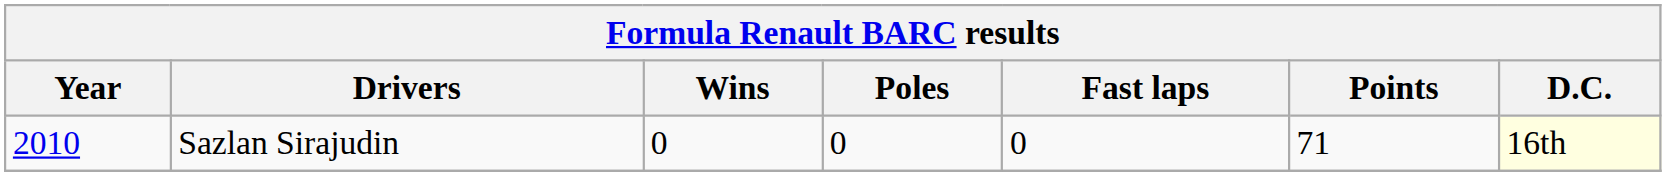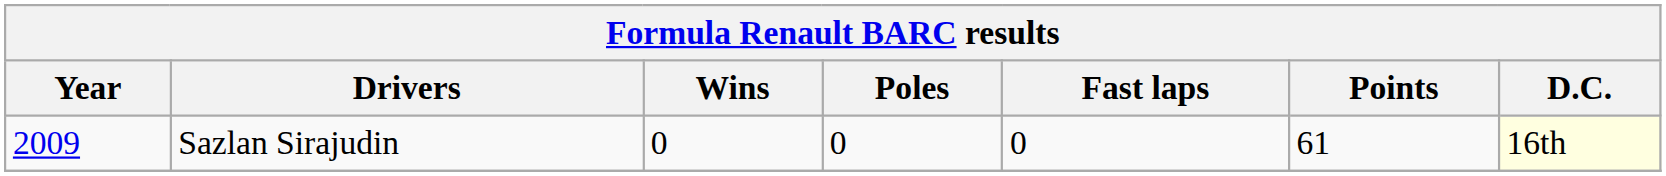(46, 143) 2010 -> (46, 143) 2009
(1313, 143) 71 -> (1313, 143) 61
